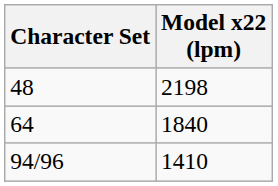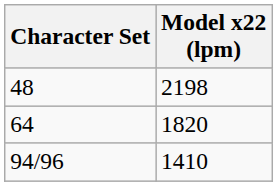(185, 124) 1840 -> (185, 124) 1820
